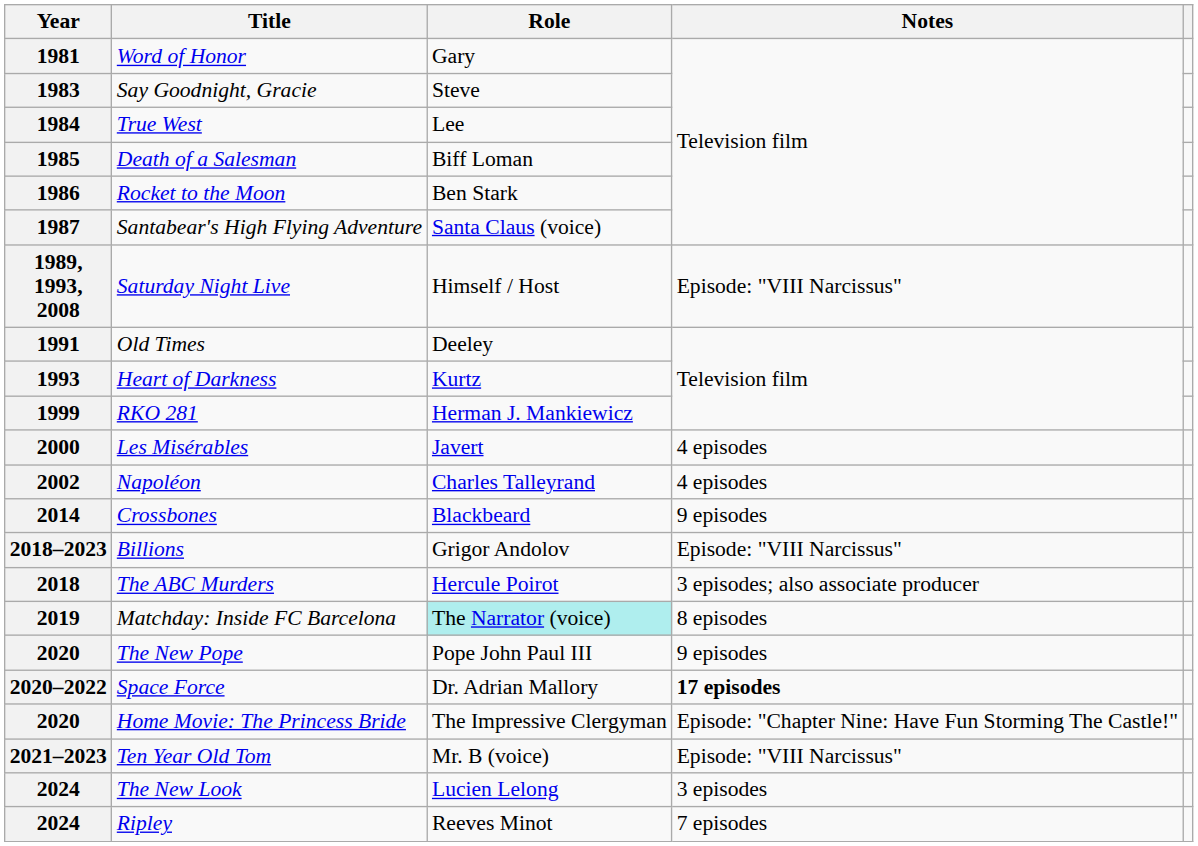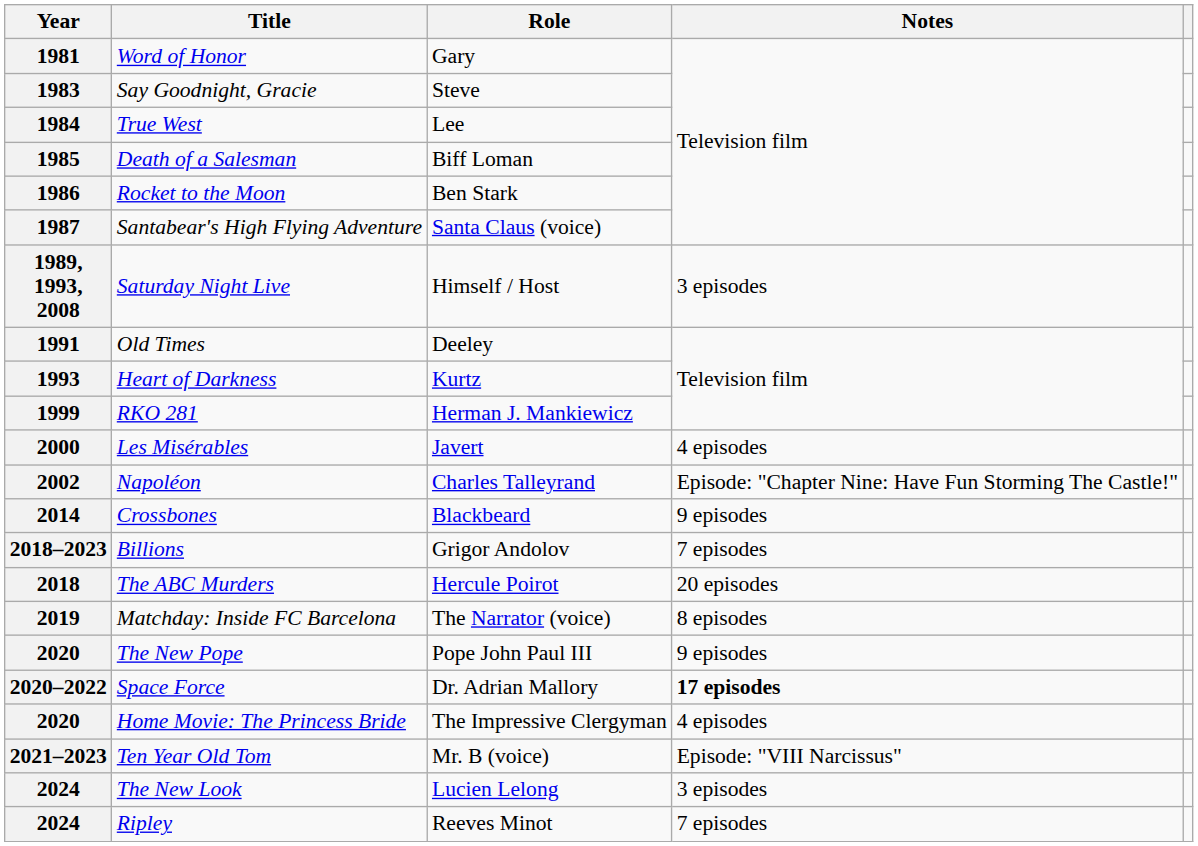(789, 285) Episode: "VIII Narcissus" -> (722, 285) 3 episodes
(722, 481) 4 episodes -> (927, 481) Episode: "Chapter Nine: Have Fun Storming The Castle!"
(789, 549) Episode: "VIII Narcissus" -> (722, 549) 7 episodes
(828, 584) 3 episodes; also associate producer -> (727, 584) 20 episodes
(521, 618) paleturquoise background -> (521, 618) no background
(927, 721) Episode: "Chapter Nine: Have Fun Storming The Castle!" -> (722, 721) 4 episodes
